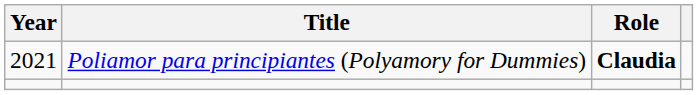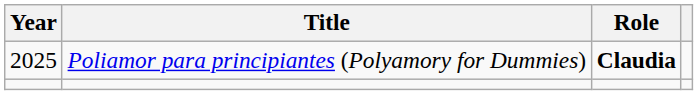(33, 60) 2021 -> (33, 60) 2025
